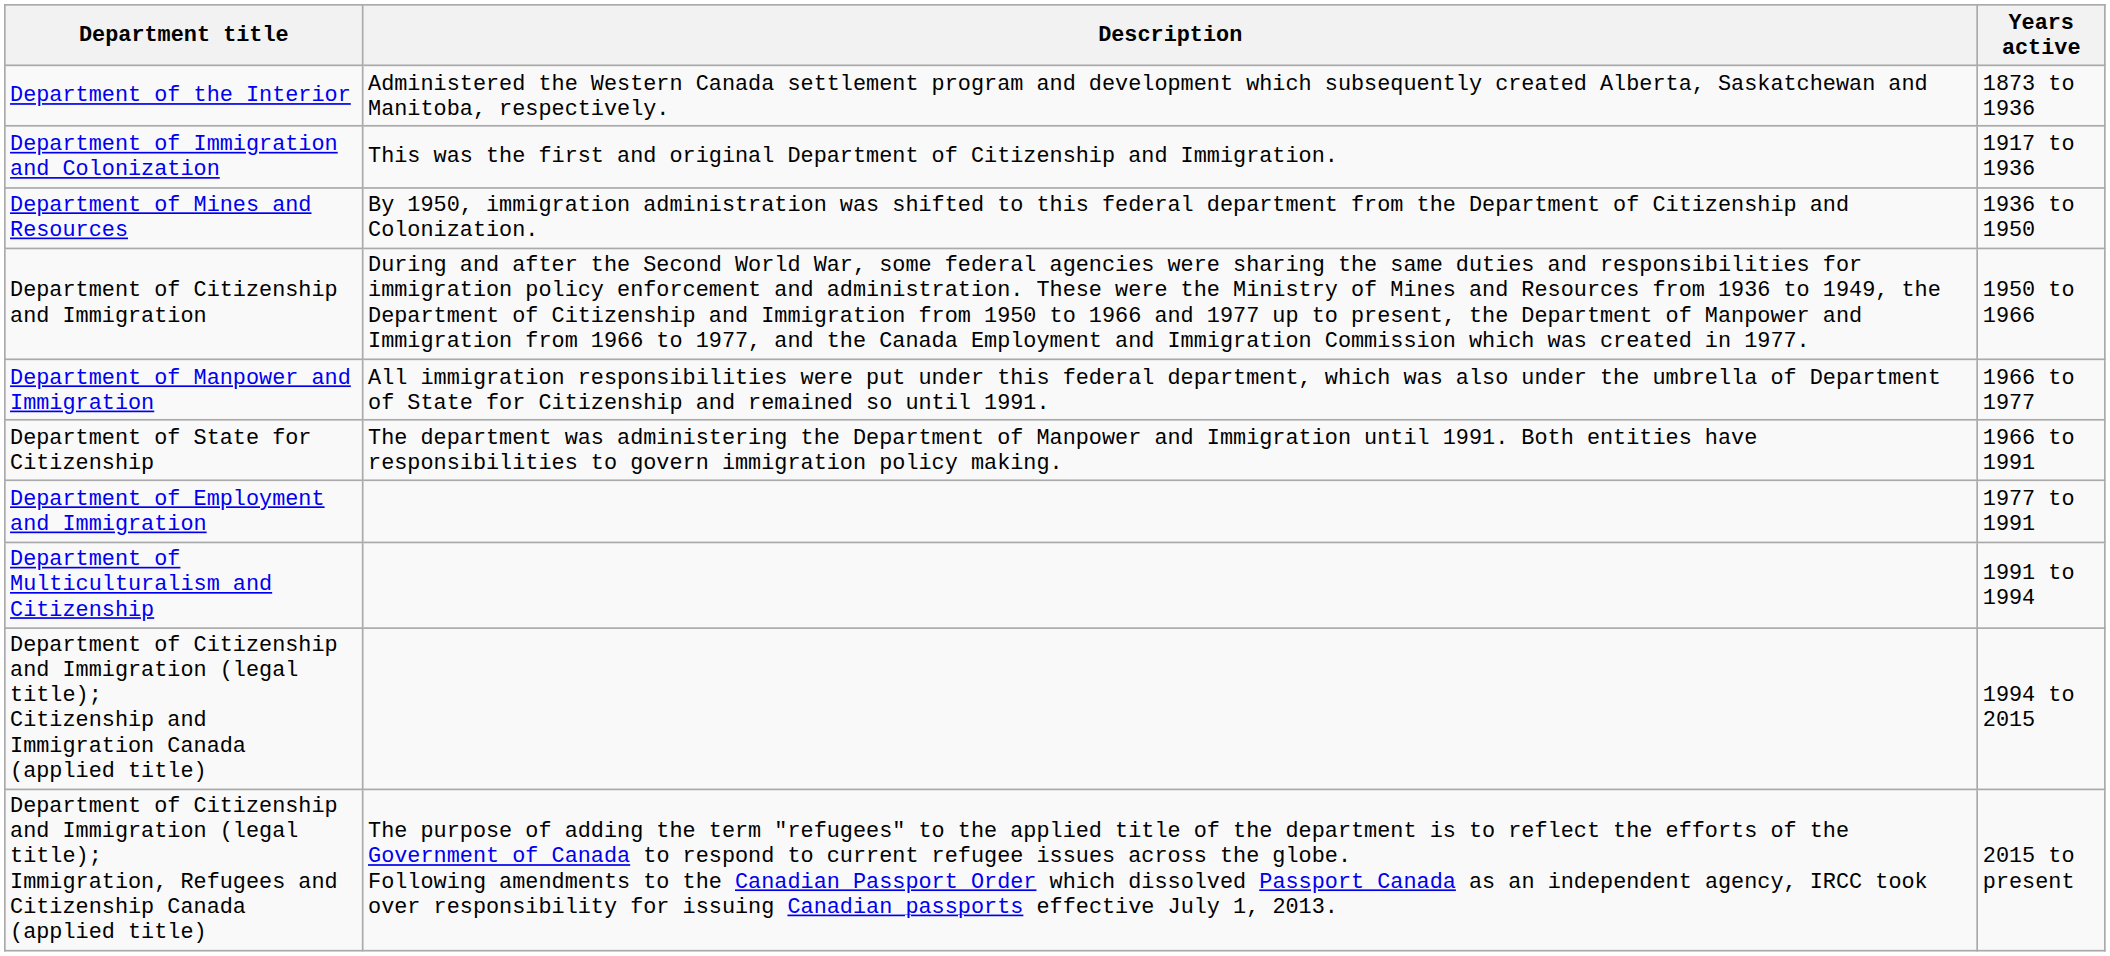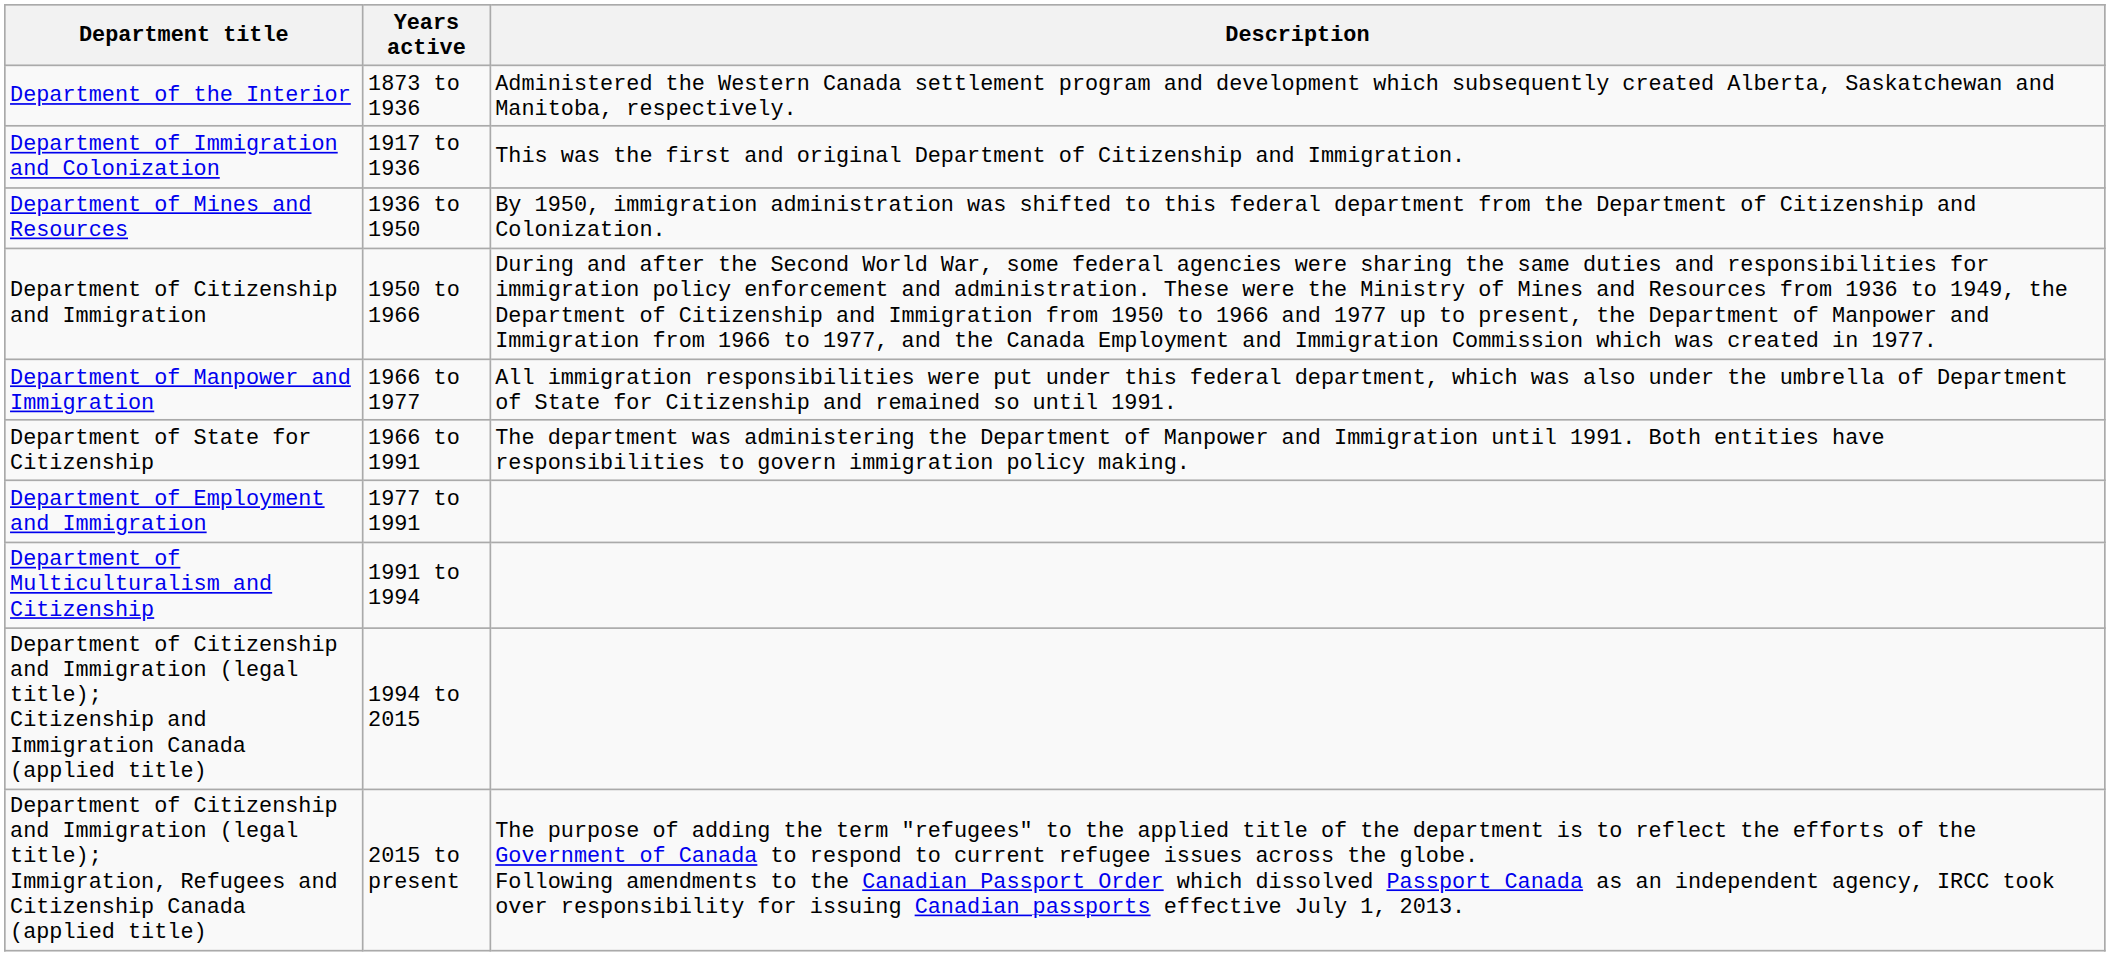columns swapped: (2041, 35) <-> (1170, 35)
